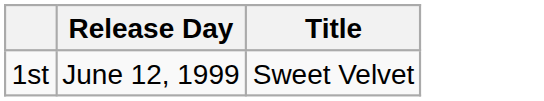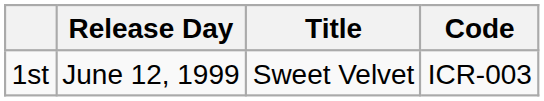+ column: (480, 28)
